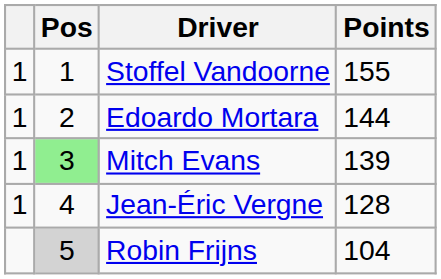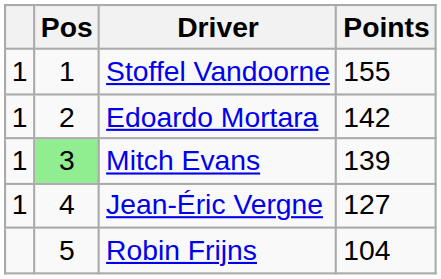(367, 116) 144 -> (367, 116) 142
(367, 205) 128 -> (367, 205) 127
(67, 250) lightgrey background -> (67, 250) no background
